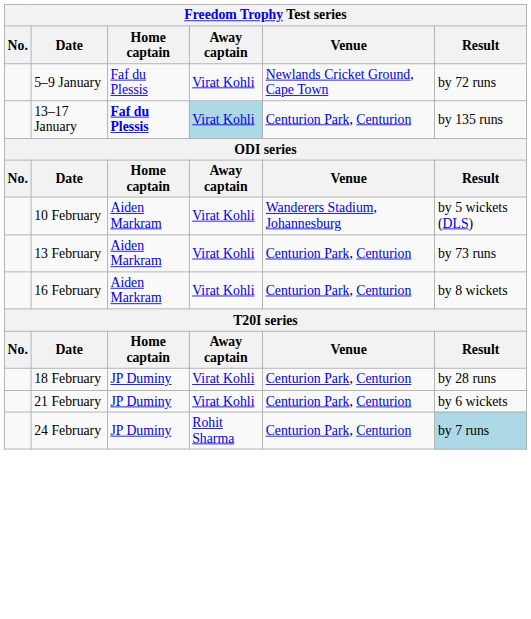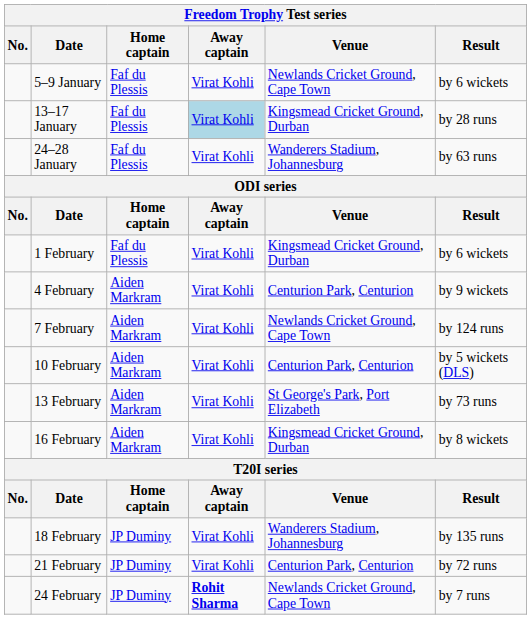(467, 82) by 72 runs -> (473, 82) by 6 wickets
(130, 119) bold -> (129, 119) normal
(339, 119) Centurion Park, Centurion -> (346, 119) Kingsmead Cricket Ground, Durban
(470, 119) by 135 runs -> (468, 119) by 28 runs
+ row: (56, 156)
+ row: (64, 253)
+ row: (64, 290)
+ row: (64, 327)
(321, 216) Wanderers Stadium, Johannesburg -> (341, 365) Centurion Park, Centurion
(339, 253) Centurion Park, Centurion -> (329, 402) St George's Park, Port Elizabeth
(339, 290) Centurion Park, Centurion -> (346, 439) Kingsmead Cricket Ground, Durban
(339, 379) Centurion Park, Centurion -> (323, 536) Wanderers Stadium, Johannesburg
(467, 379) by 28 runs -> (471, 536) by 135 runs
(473, 401) by 6 wickets -> (468, 565) by 72 runs
(213, 430) normal -> (215, 595) bold
(339, 430) Centurion Park, Centurion -> (342, 595) Newlands Cricket Ground, Cape Town
(464, 430) lightblue background -> (464, 595) no background
